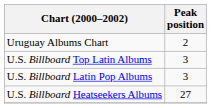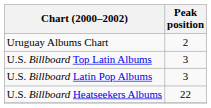(186, 94) 27 -> (186, 94) 22
